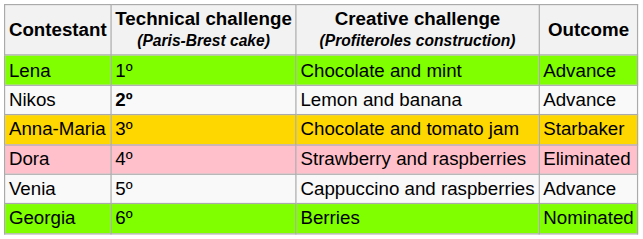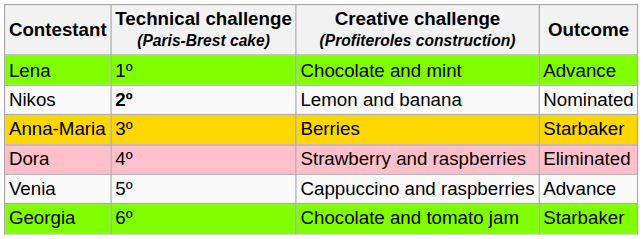(580, 99) Advance -> (588, 99) Nominated
(410, 129) Chocolate and tomato jam -> (330, 129) Berries
(330, 218) Berries -> (410, 218) Chocolate and tomato jam
(588, 218) Nominated -> (584, 218) Starbaker
